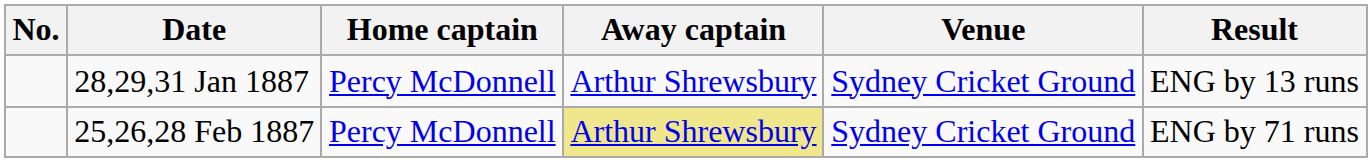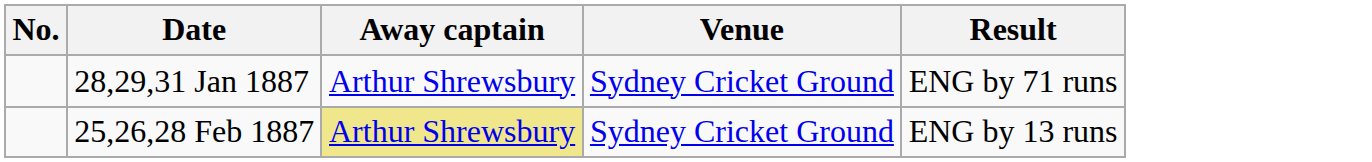- column: (442, 29)
(1254, 80) ENG by 13 runs -> (1013, 80) ENG by 71 runs
(1254, 131) ENG by 71 runs -> (1013, 131) ENG by 13 runs
